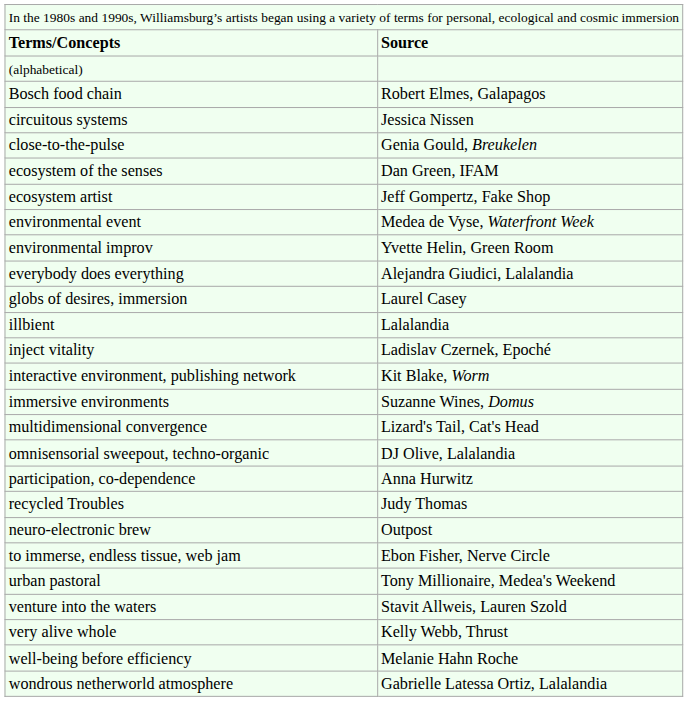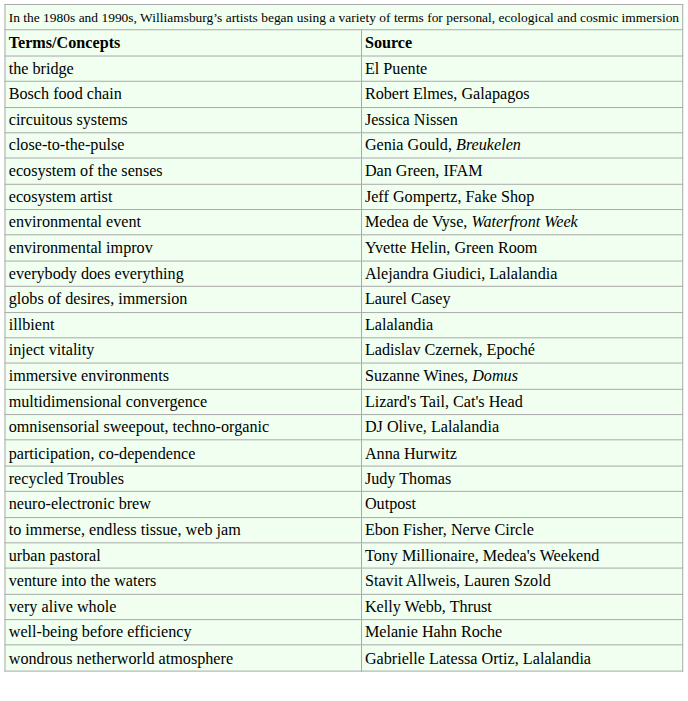- row: (46, 69)
+ row: (41, 68)
- row: (152, 376)
